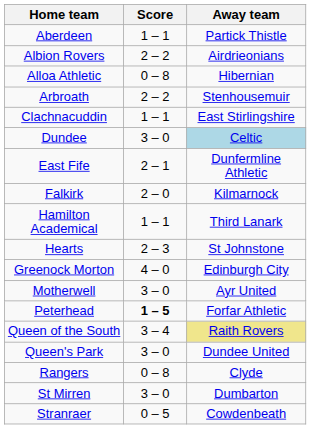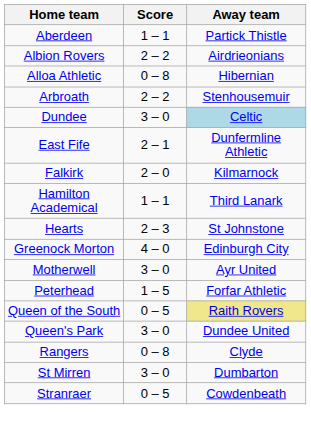- row: (64, 117)
(155, 311) bold -> (155, 290) normal
(155, 331) 3 – 4 -> (155, 311) 0 – 5
